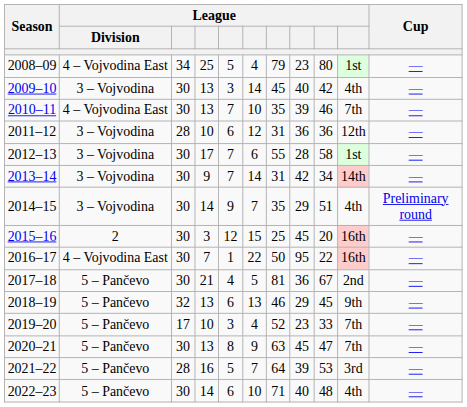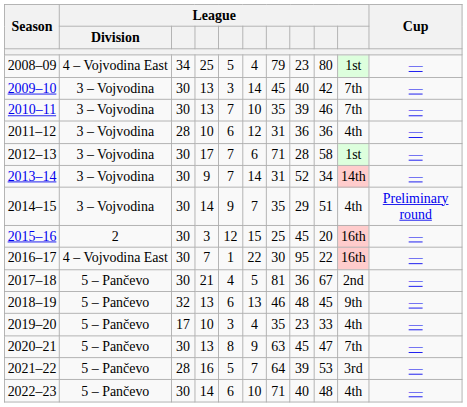(353, 88) 4th -> (353, 88) 7th
(115, 110) 4 – Vojvodina East -> (115, 110) 3 – Vojvodina
(353, 132) 12th -> (353, 132) 4th
(278, 154) 55 -> (278, 154) 71
(302, 176) 42 -> (302, 176) 52
(278, 258) 50 -> (278, 258) 30
(302, 302) 29 -> (302, 302) 48
(278, 324) 52 -> (278, 324) 35
(353, 324) 7th -> (353, 324) 4th
